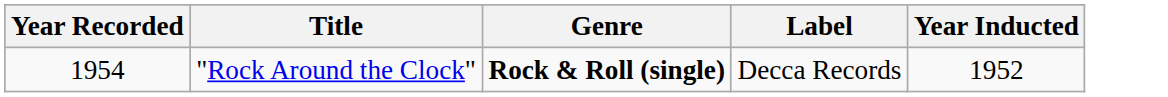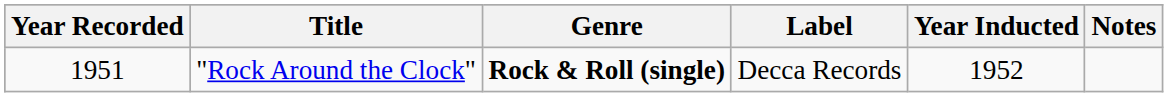+ column: (1124, 26)
(97, 69) 1954 -> (97, 69) 1951
